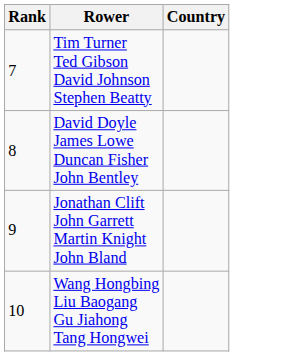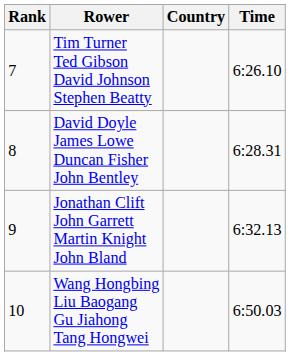+ column: (257, 17)
